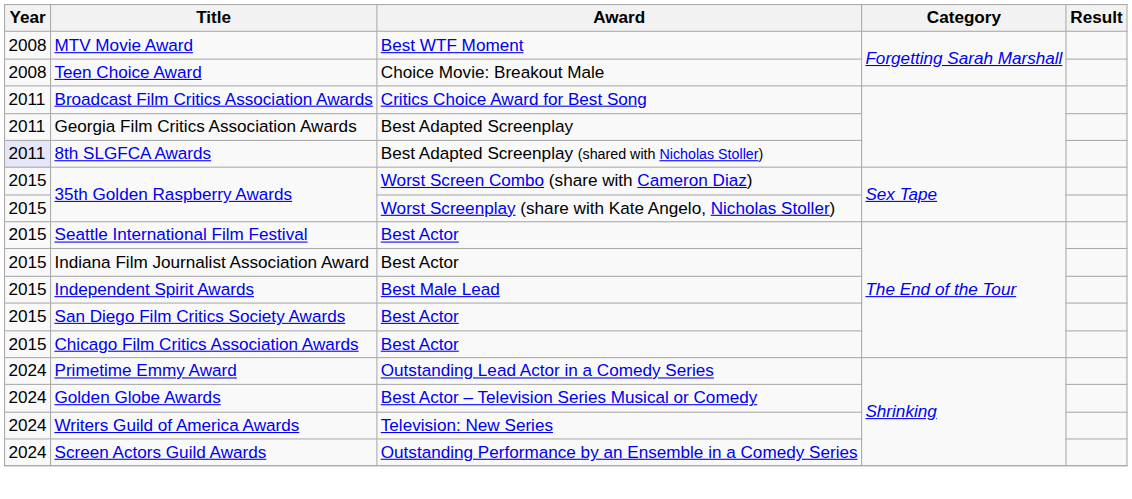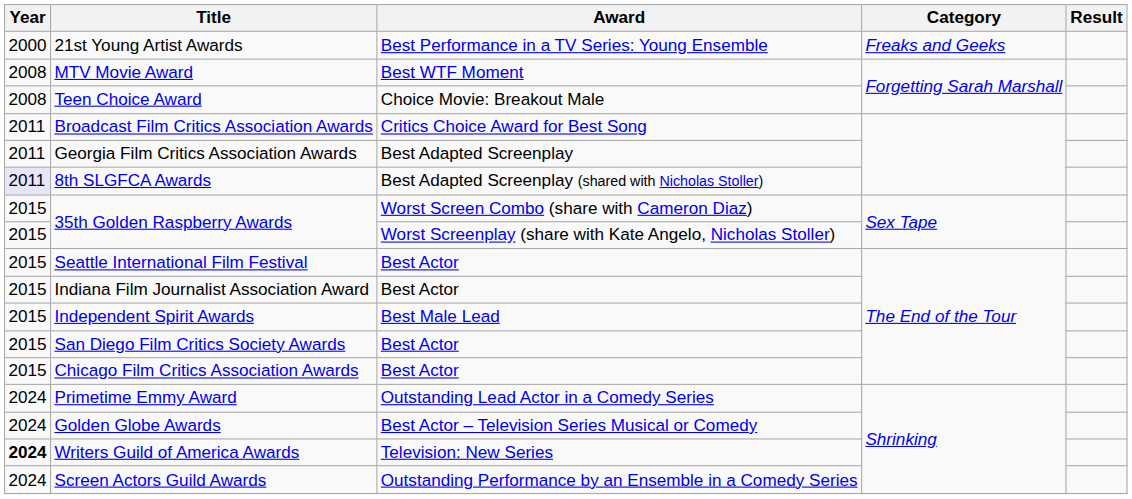+ row: (149, 45)
(28, 425) normal -> (28, 452) bold
